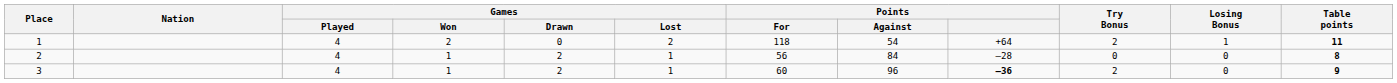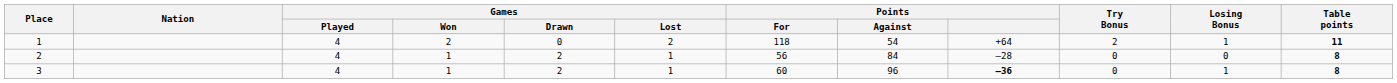(1115, 71) 2 -> (1115, 71) 0
(1226, 71) 0 -> (1226, 71) 1
(1337, 71) 9 -> (1337, 71) 8
